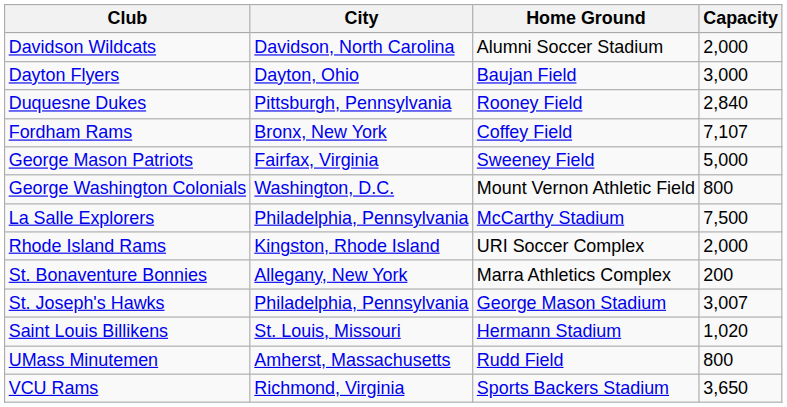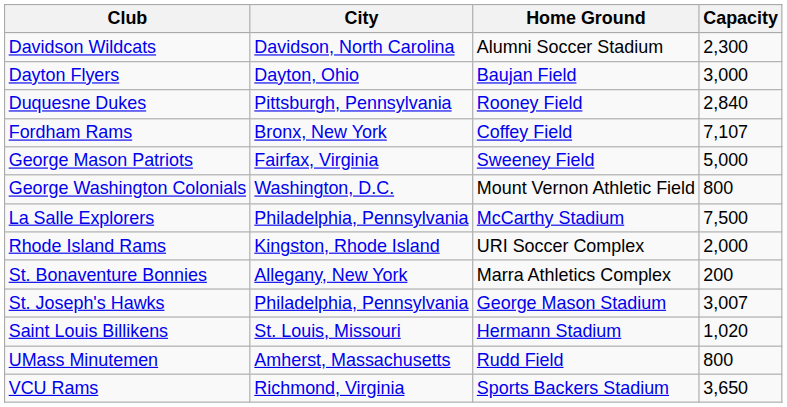(726, 47) 2,000 -> (726, 47) 2,300
